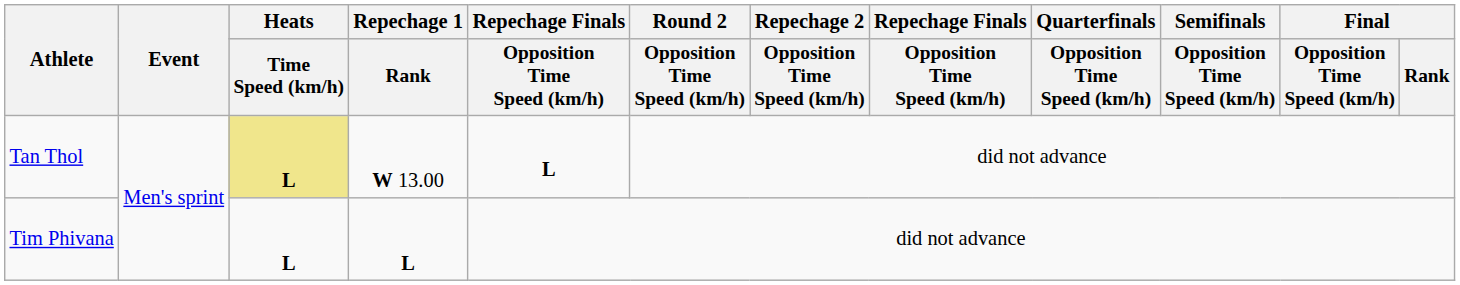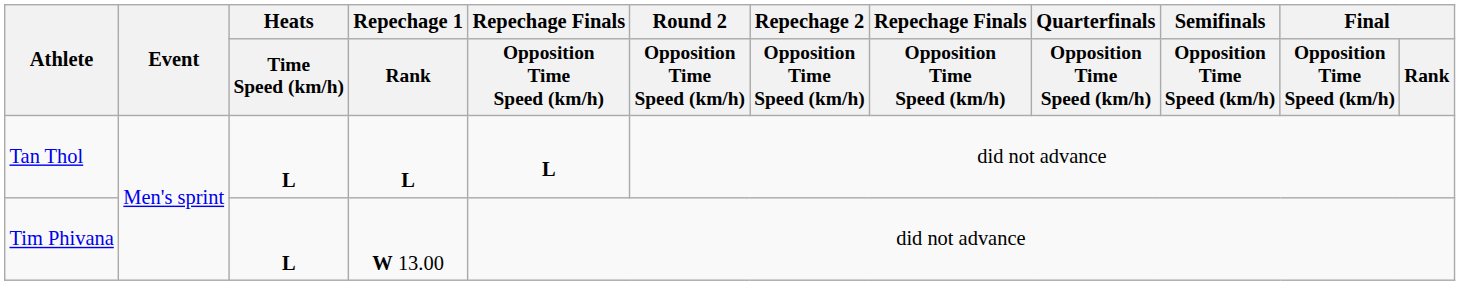(289, 181) khaki background -> (289, 181) no background
(408, 181) W 13.00 -> (408, 181) L
(408, 263) L -> (408, 263) W 13.00
